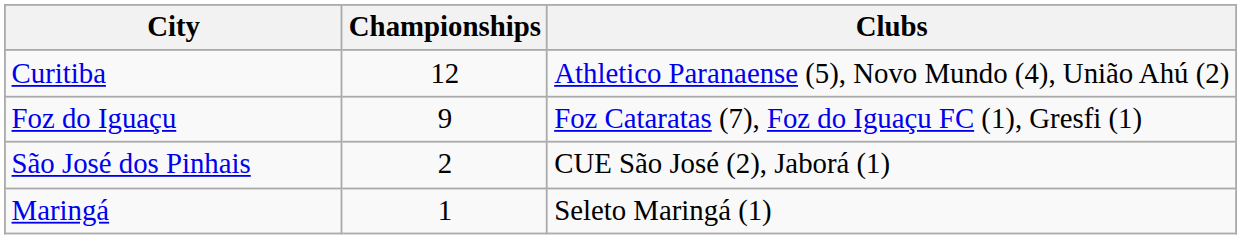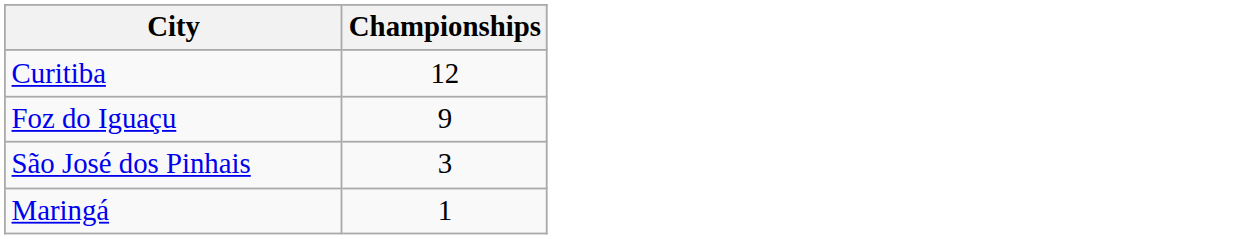- column: (892, 27)
(445, 164) 2 -> (445, 164) 3
